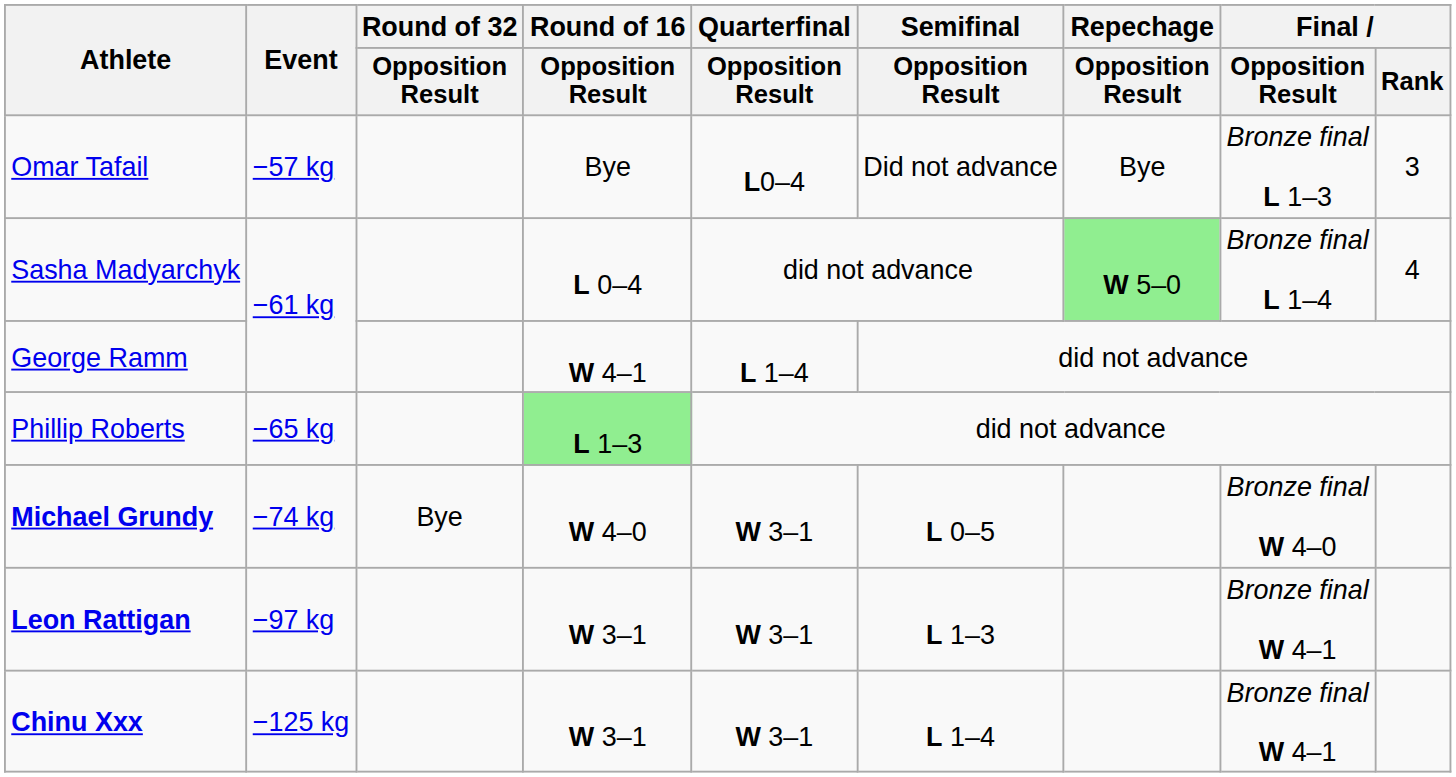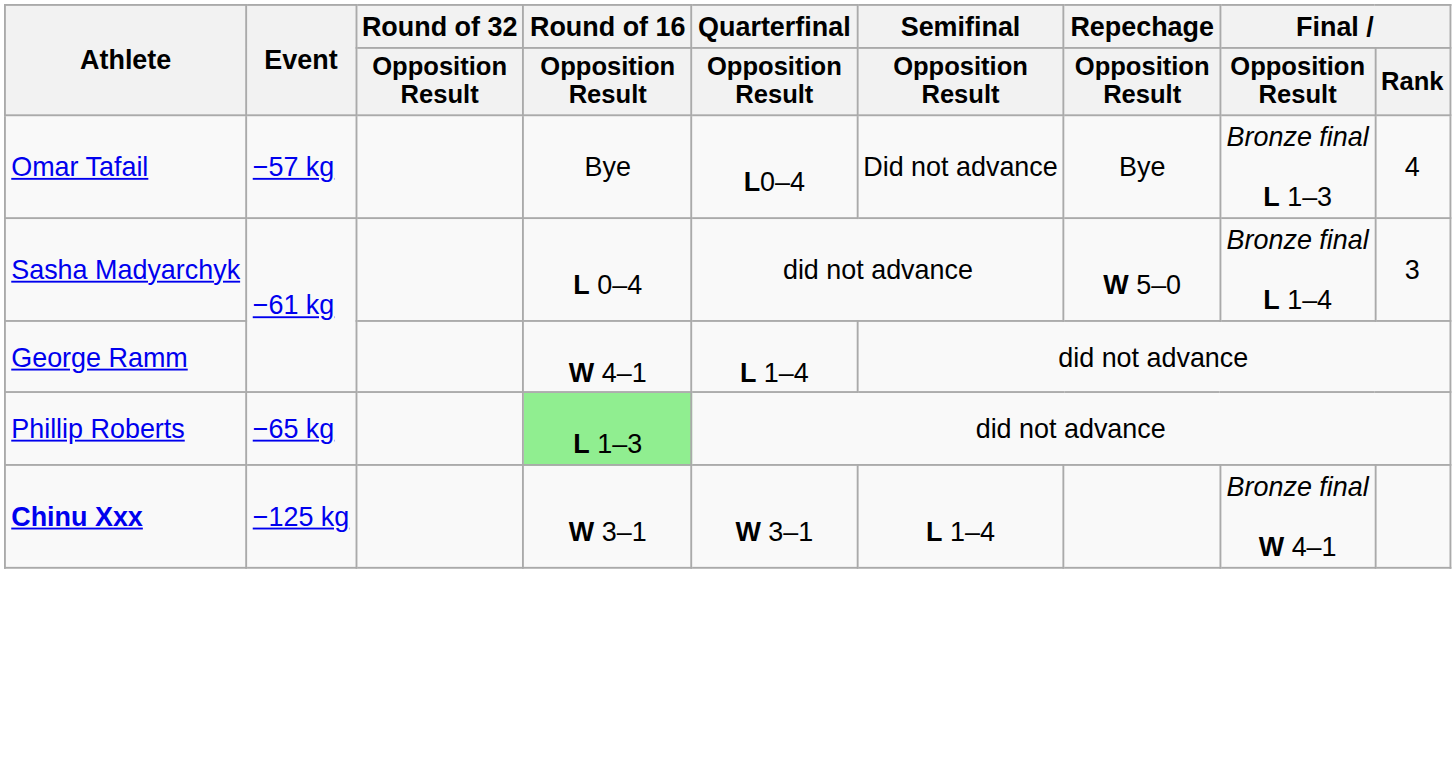(1412, 167) 3 -> (1412, 167) 4
(1142, 285) lightgreen background -> (1142, 285) no background
(1412, 270) 4 -> (1412, 270) 3
- row: (112, 517)
- row: (101, 619)
